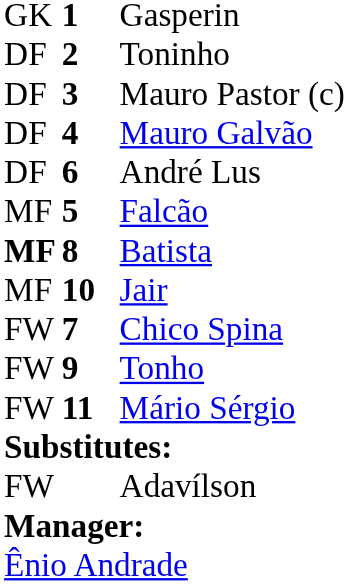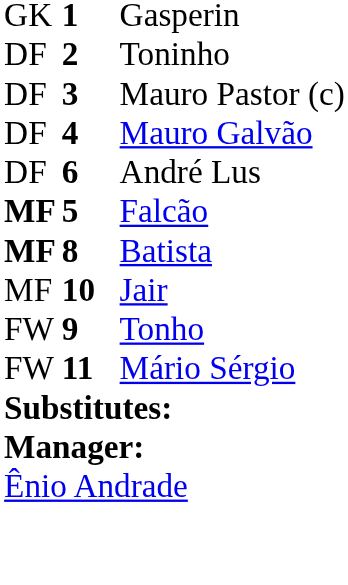(28, 211) normal -> (30, 211) bold
- row: (201, 329)
- row: (188, 486)
